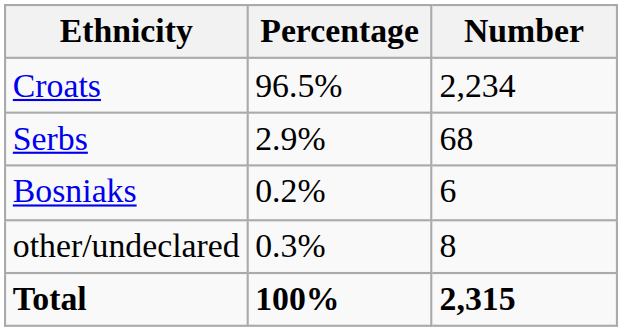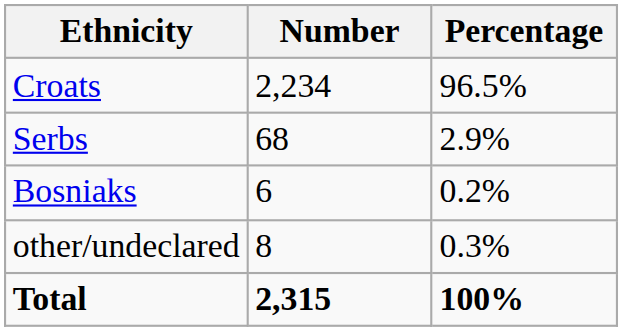columns swapped: (524, 31) <-> (340, 31)
